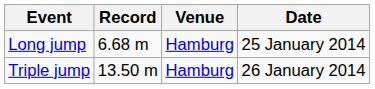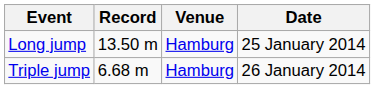(123, 44) 6.68 m -> (128, 44) 13.50 m
(128, 70) 13.50 m -> (123, 70) 6.68 m
